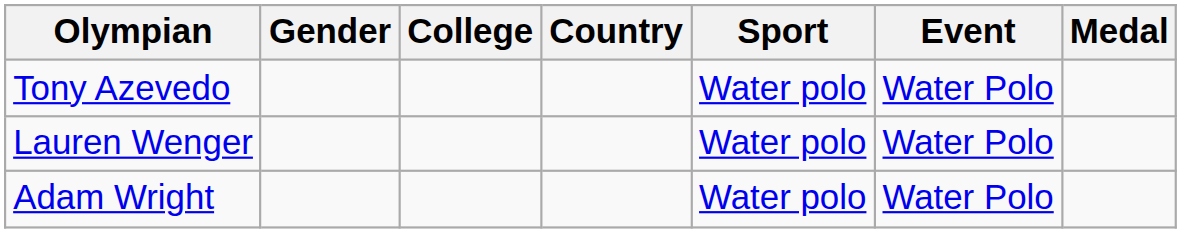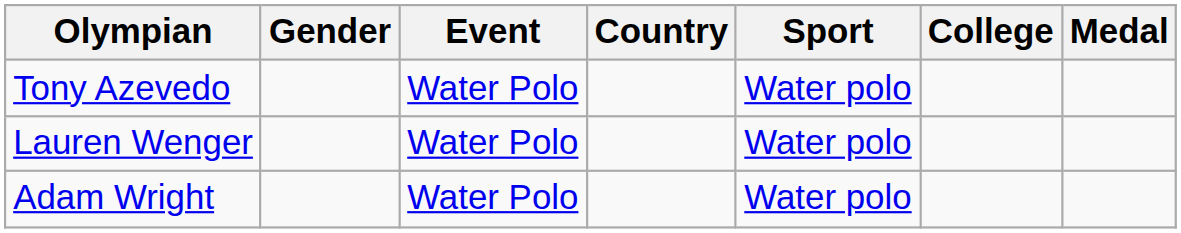columns swapped: (470, 32) <-> (968, 32)
